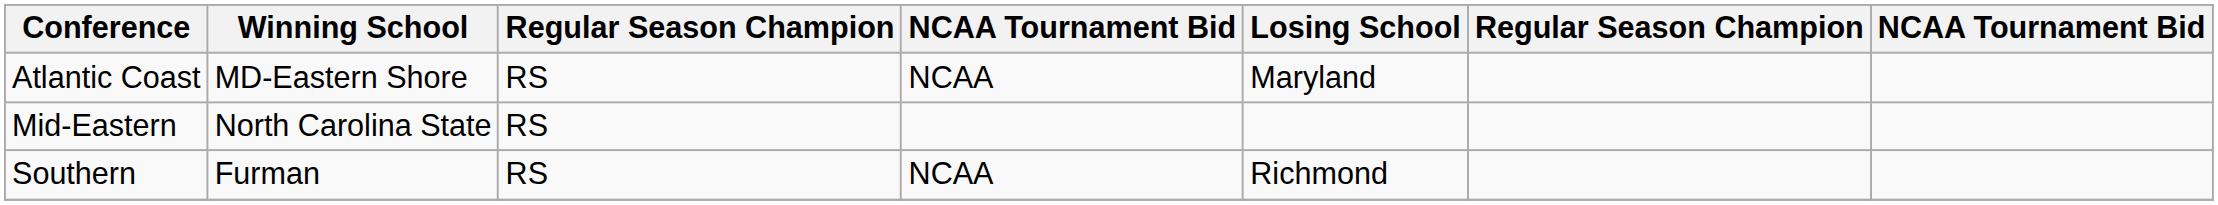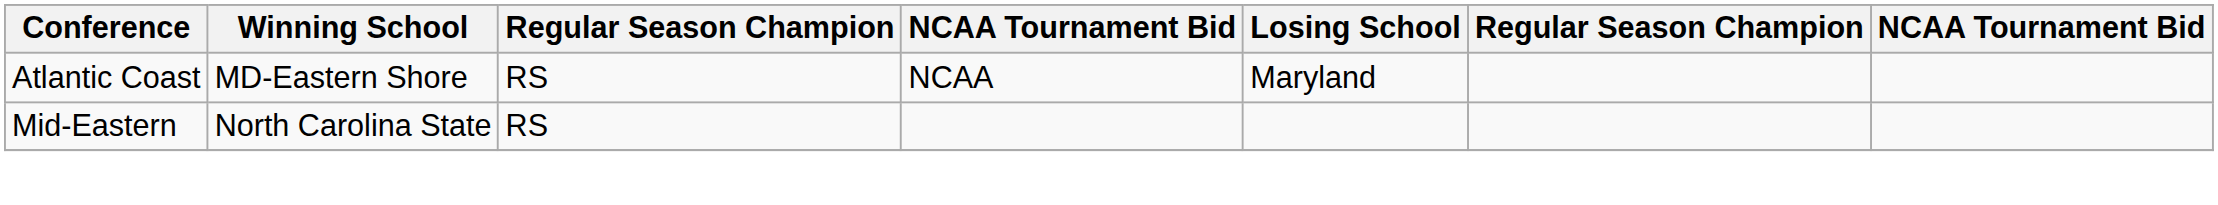- row: (74, 174)
